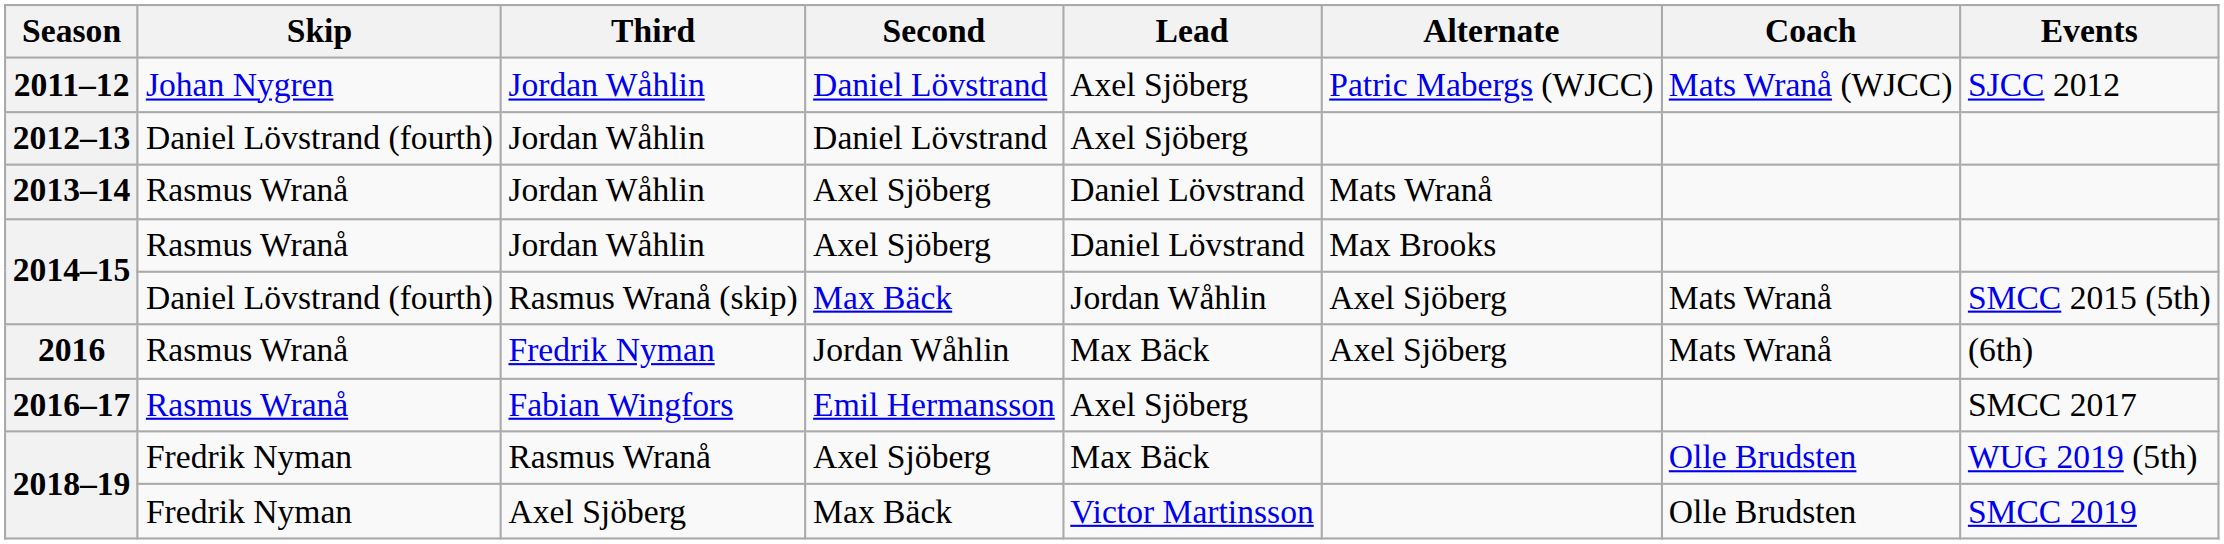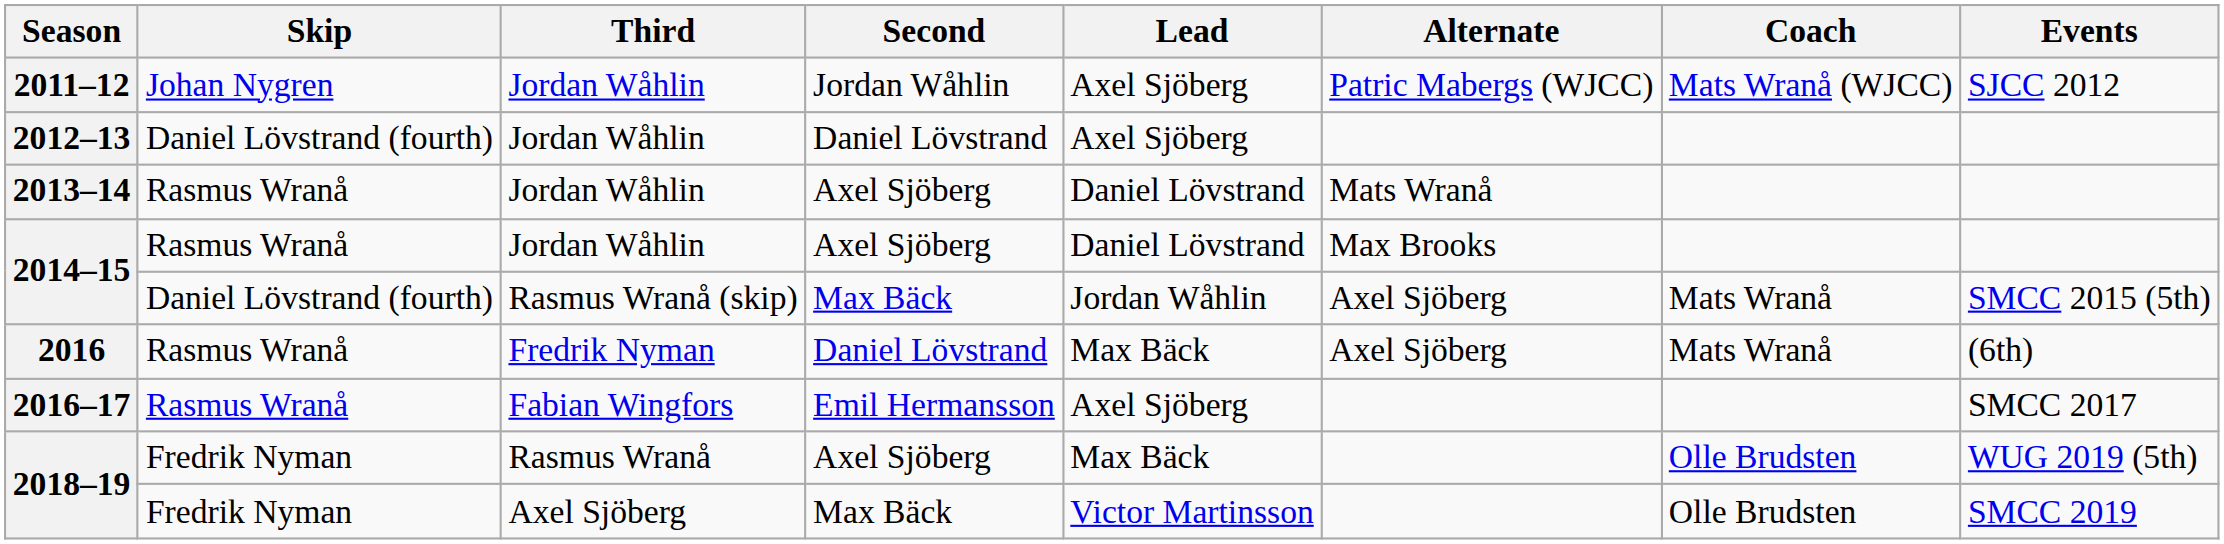(930, 84) Daniel Lövstrand -> (911, 84) Jordan Wåhlin
(911, 350) Jordan Wåhlin -> (930, 350) Daniel Lövstrand
